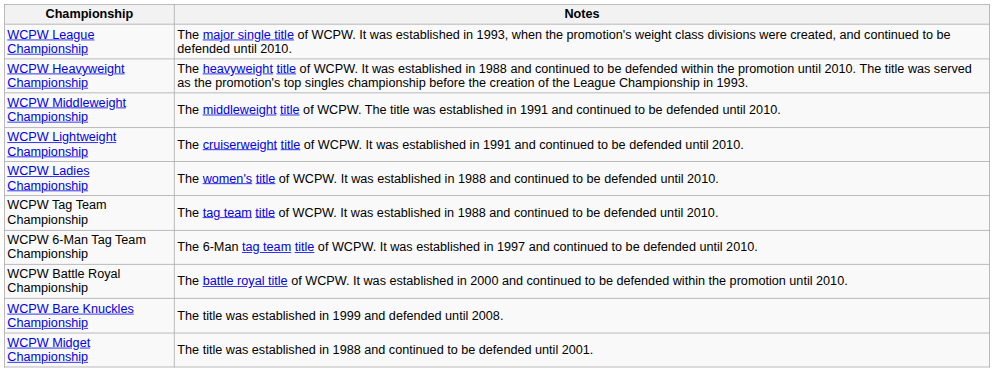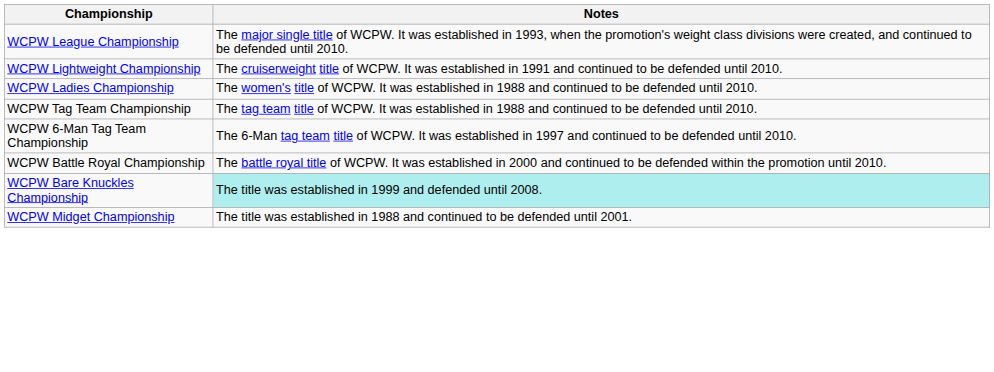- row: (66, 75)
- row: (67, 110)
(340, 315) no background -> (379, 190) paleturquoise background
